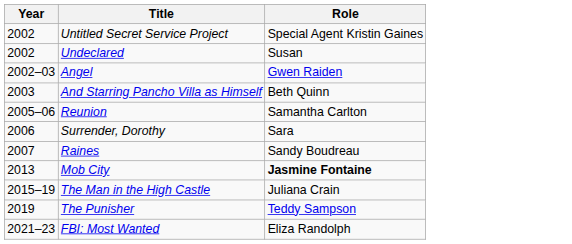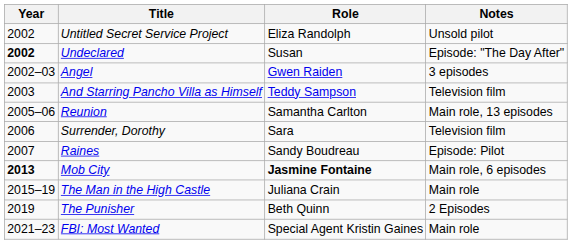+ column: (497, 14)
(345, 33) Special Agent Kristin Gaines -> (309, 33) Eliza Randolph
(21, 53) normal -> (21, 53) bold
(298, 92) Beth Quinn -> (312, 92) Teddy Sampson
(21, 170) normal -> (21, 170) bold
(312, 209) Teddy Sampson -> (298, 209) Beth Quinn
(309, 229) Eliza Randolph -> (345, 229) Special Agent Kristin Gaines
